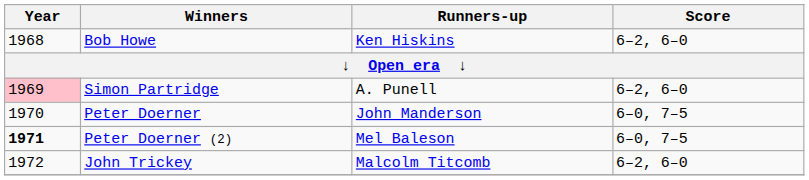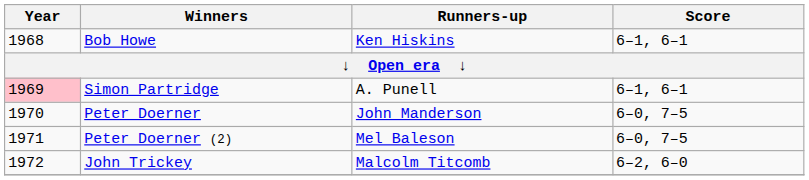(652, 41) 6–2, 6–0 -> (652, 41) 6–1, 6–1
(652, 90) 6–2, 6–0 -> (652, 90) 6–1, 6–1
(26, 139) bold -> (26, 139) normal
